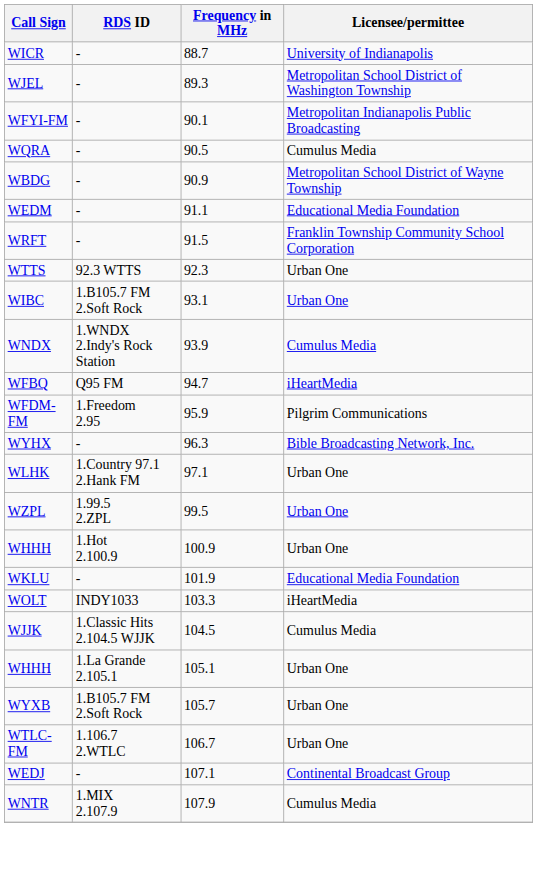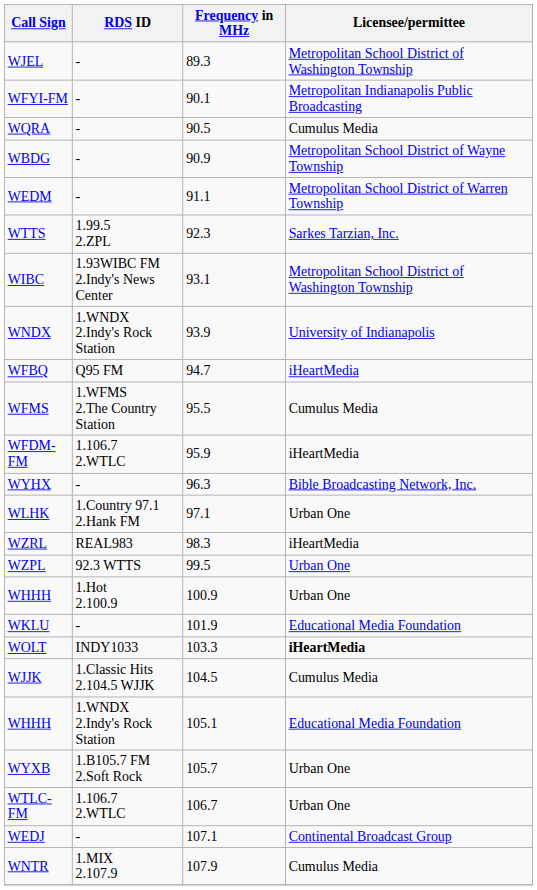- row: (26, 53)
(373, 210) Educational Media Foundation -> (398, 196) Metropolitan School District of Warren Township
- row: (27, 240)
(109, 270) 92.3 WTTS -> (93, 234) 1.99.5 2.ZPL
(318, 270) Urban One -> (344, 234) Sarkes Tarzian, Inc.
(113, 300) 1.B105.7 FM 2.Soft Rock -> (118, 279) 1.93WIBC FM 2.Indy's News Center
(318, 300) Urban One -> (376, 279) Metropolitan School District of Washington Township
(331, 345) Cumulus Media -> (362, 333) University of Indianapolis
+ row: (28, 408)
(106, 413) 1.Freedom 2.95 -> (101, 454) 1.106.7 2.WTLC
(357, 413) Pilgrim Communications -> (324, 454) iHeartMedia
+ row: (27, 543)
(93, 511) 1.99.5 2.ZPL -> (108, 565) 92.3 WTTS
(322, 600) normal -> (327, 647) bold
(111, 668) 1.La Grande 2.105.1 -> (114, 723) 1.WNDX 2.Indy's Rock Station
(318, 668) Urban One -> (375, 723) Educational Media Foundation
